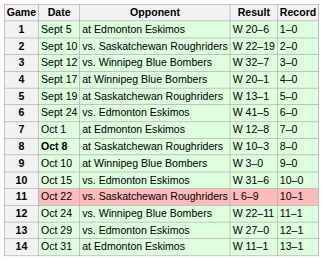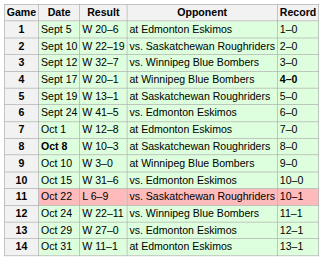columns swapped: (155, 12) <-> (254, 12)
(289, 79) normal -> (289, 79) bold
